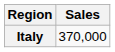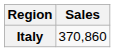(83, 36) 370,000 -> (83, 36) 370,860
